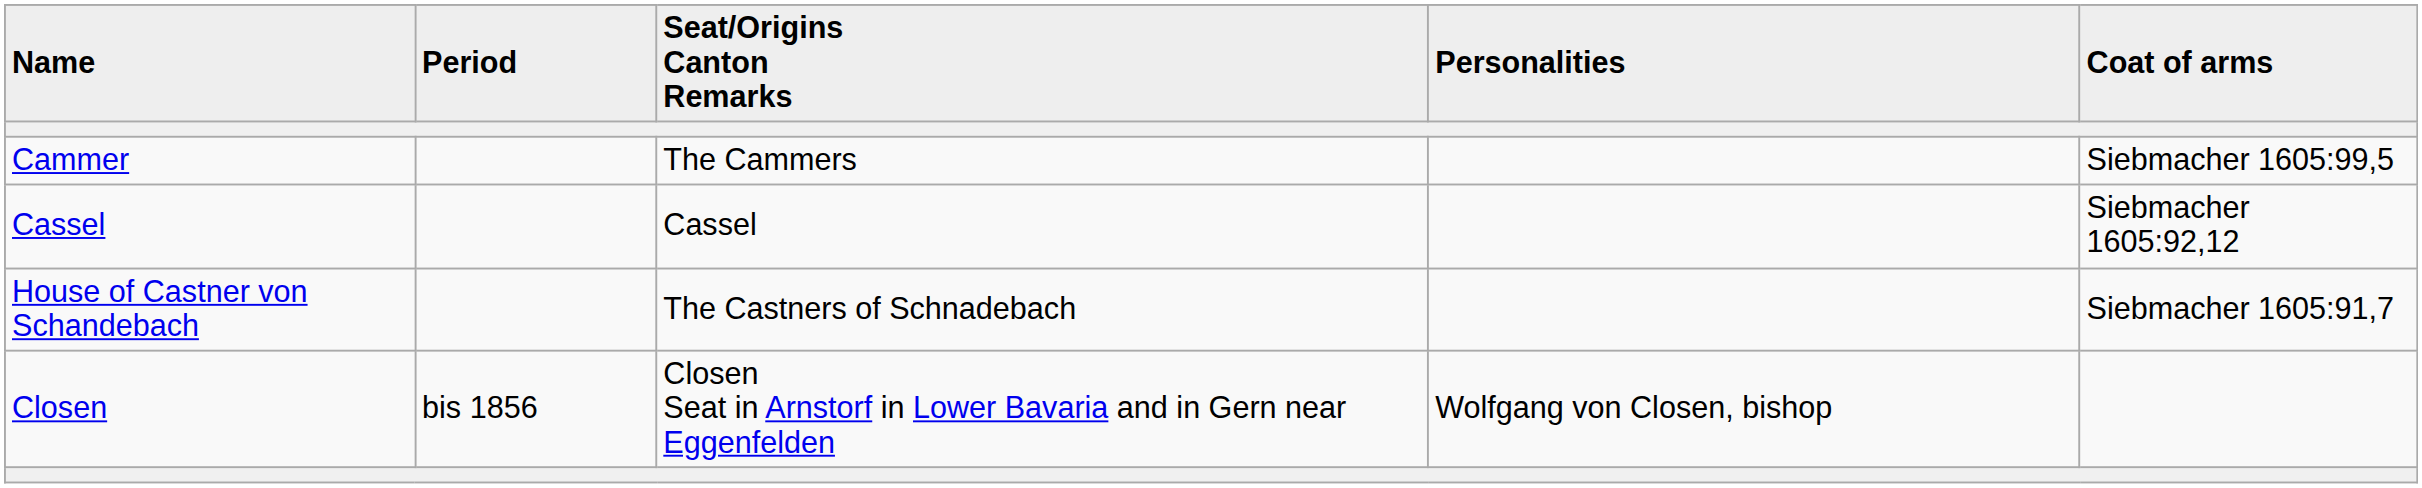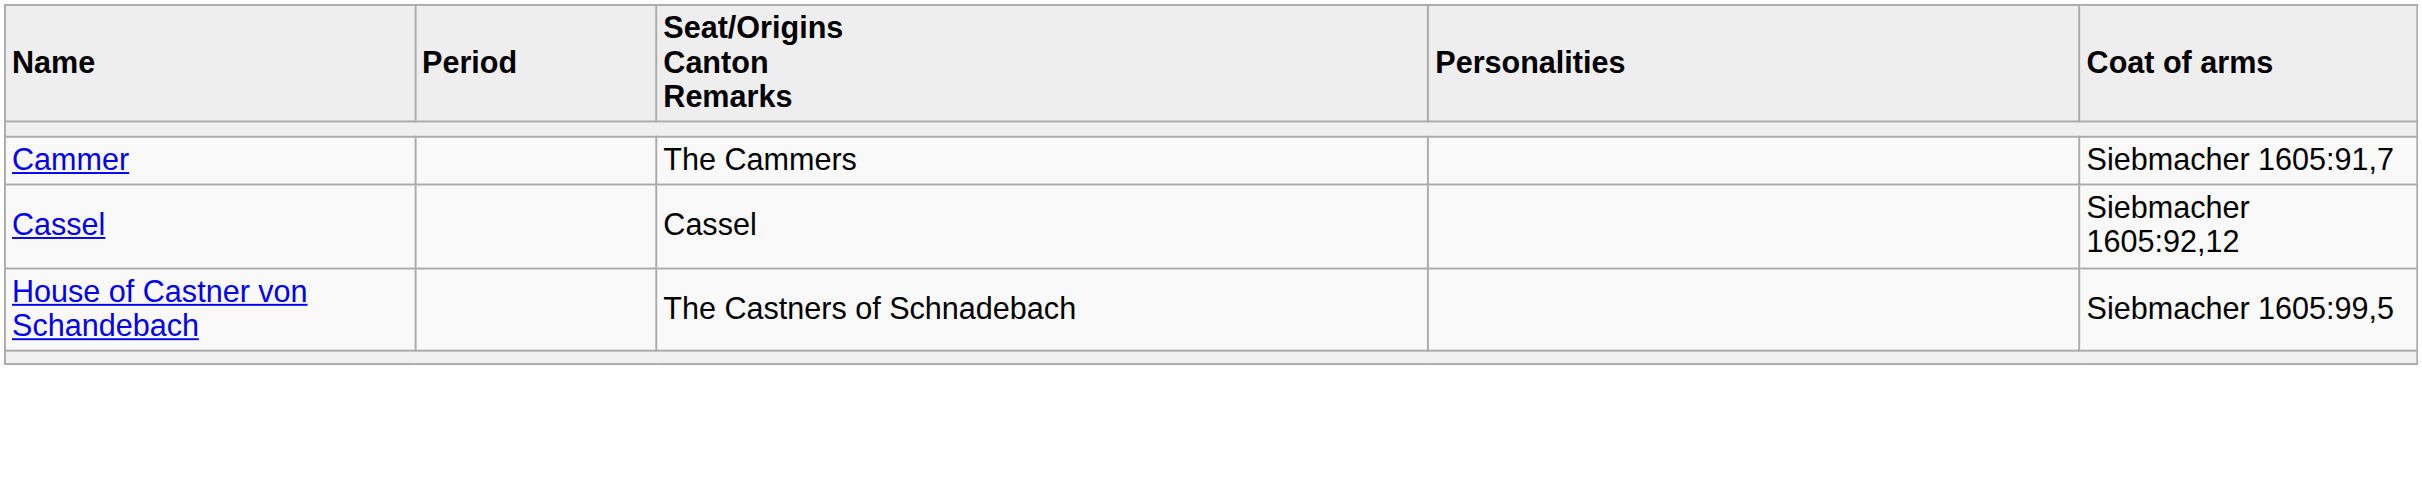(2240, 160) Siebmacher 1605:99,5 -> (2240, 160) Siebmacher 1605:91,7
(2240, 308) Siebmacher 1605:91,7 -> (2240, 308) Siebmacher 1605:99,5
- row: (60, 408)
